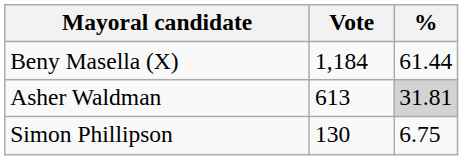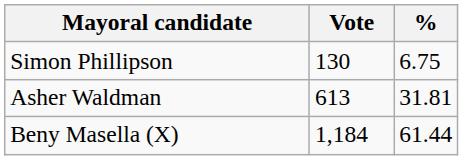rows swapped: (94, 60) <-> (92, 135)
(426, 97) lightgrey background -> (426, 97) no background
